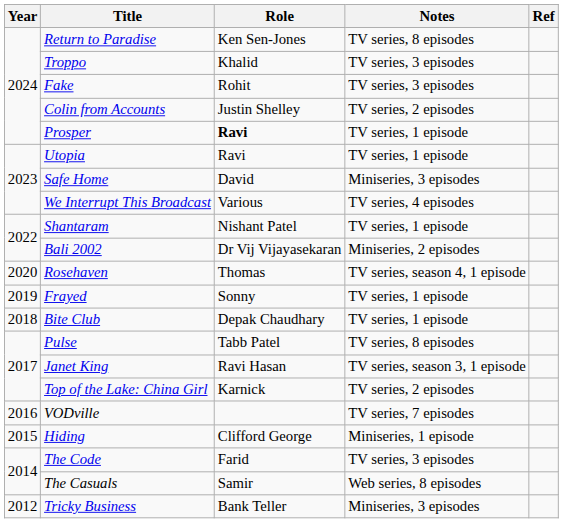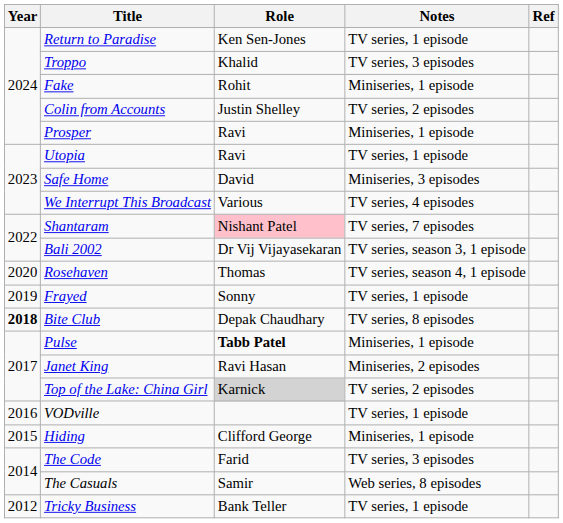(411, 39) TV series, 8 episodes -> (408, 39) TV series, 1 episode
(411, 86) TV series, 3 episodes -> (411, 86) Miniseries, 1 episode
(233, 132) bold -> (232, 132) normal
(408, 132) TV series, 1 episode -> (411, 132) Miniseries, 1 episode
(257, 226) no background -> (257, 226) pink background
(408, 226) TV series, 1 episode -> (411, 226) TV series, 7 episodes
(414, 249) Miniseries, 2 episodes -> (437, 249) TV series, season 3, 1 episode
(23, 319) normal -> (23, 319) bold
(408, 319) TV series, 1 episode -> (411, 319) TV series, 8 episodes
(249, 343) normal -> (252, 343) bold
(411, 343) TV series, 8 episodes -> (411, 343) Miniseries, 1 episode
(437, 366) TV series, season 3, 1 episode -> (414, 366) Miniseries, 2 episodes
(242, 389) no background -> (242, 389) lightgrey background
(411, 413) TV series, 7 episodes -> (408, 413) TV series, 1 episode
(414, 506) Miniseries, 3 episodes -> (408, 506) TV series, 1 episode
